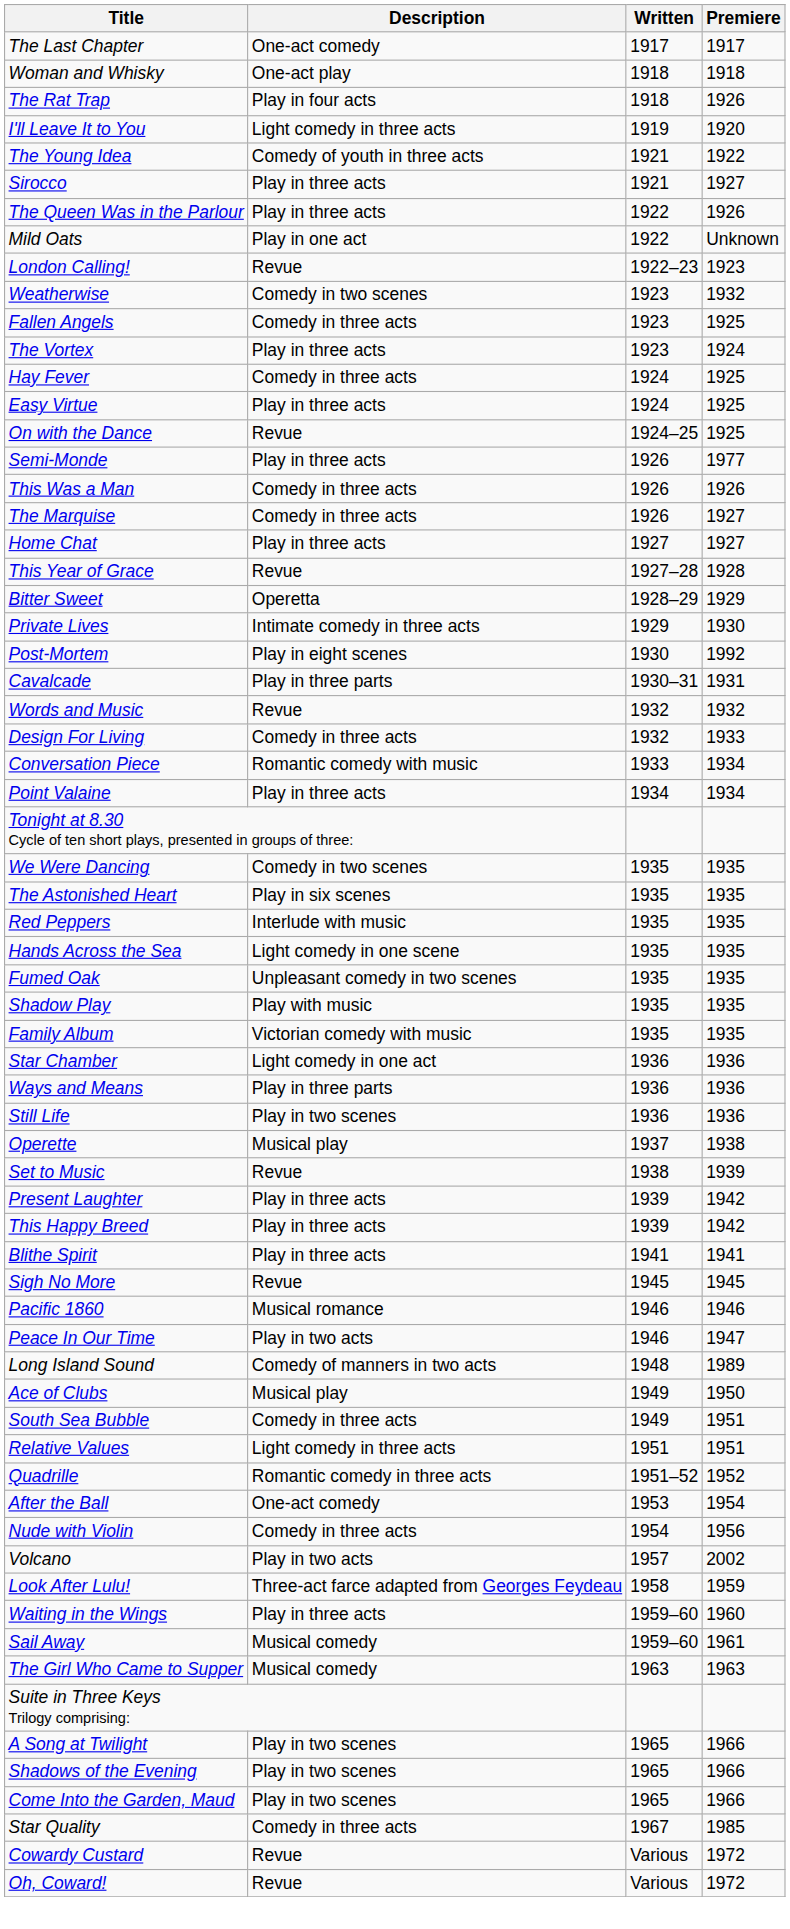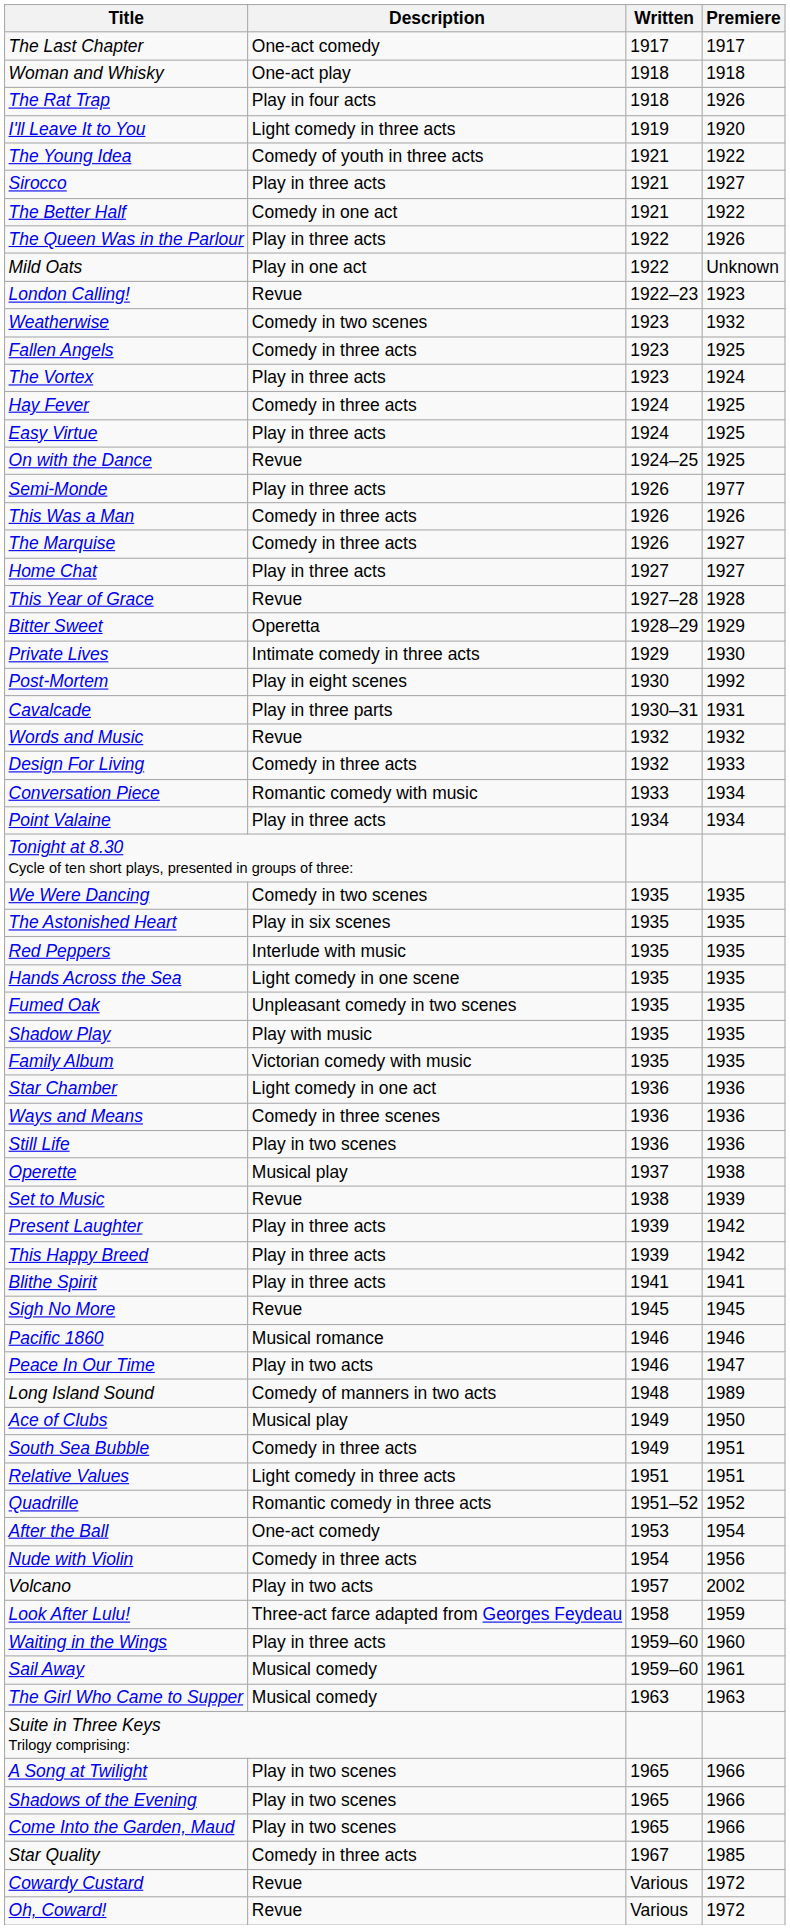+ row: (67, 211)
(322, 1088) Play in three parts -> (346, 1116) Comedy in three scenes
